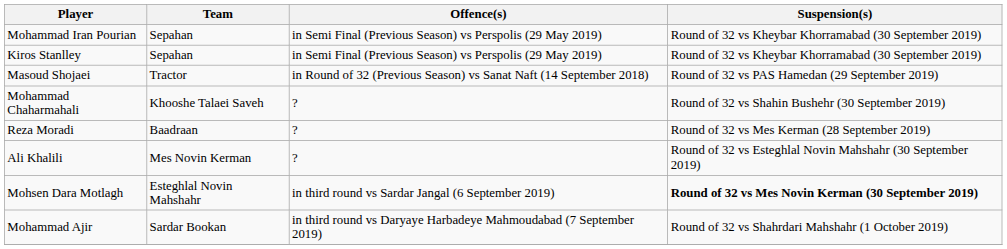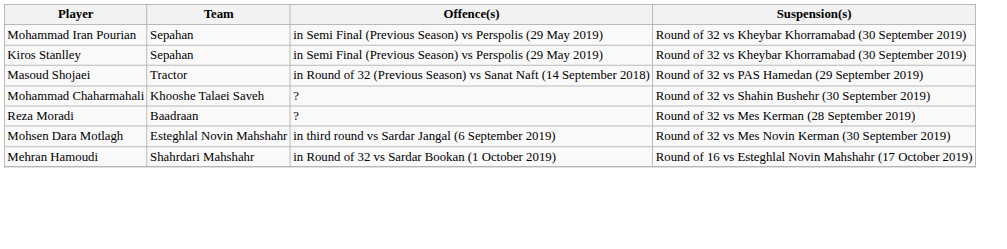- row: (35, 158)
(824, 192) bold -> (803, 136) normal
- row: (50, 227)
+ row: (53, 156)
